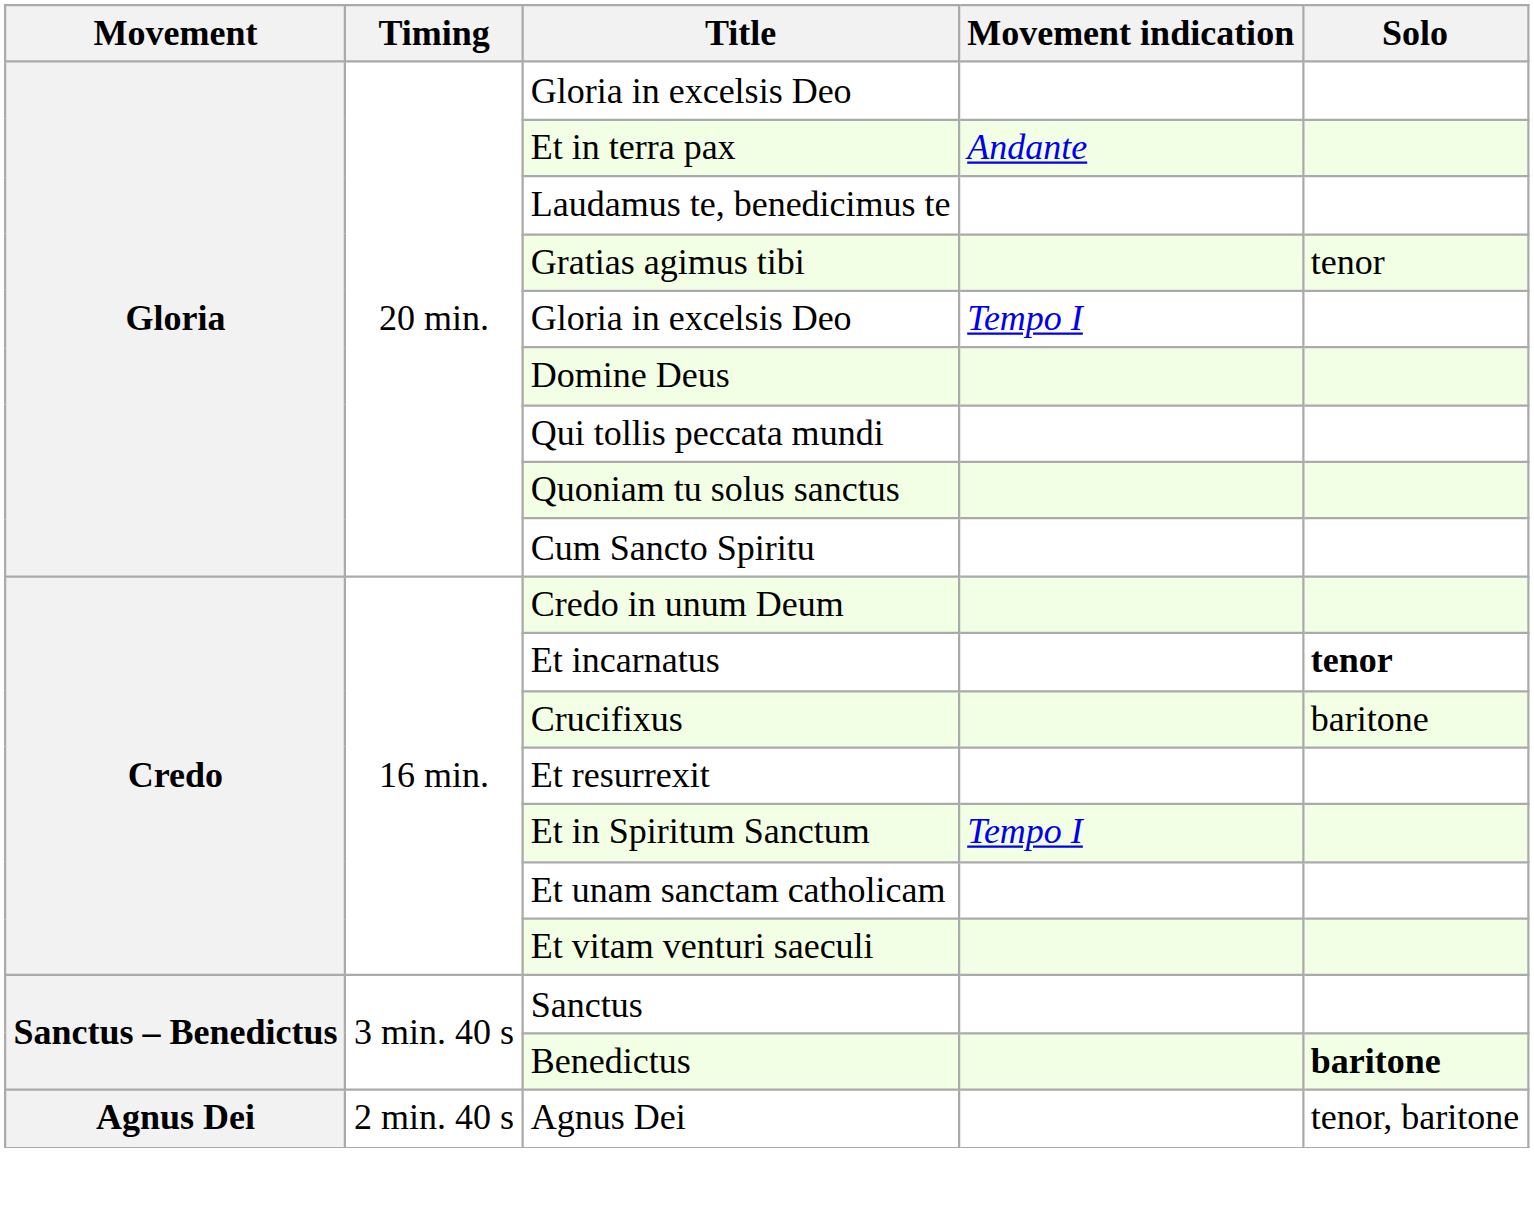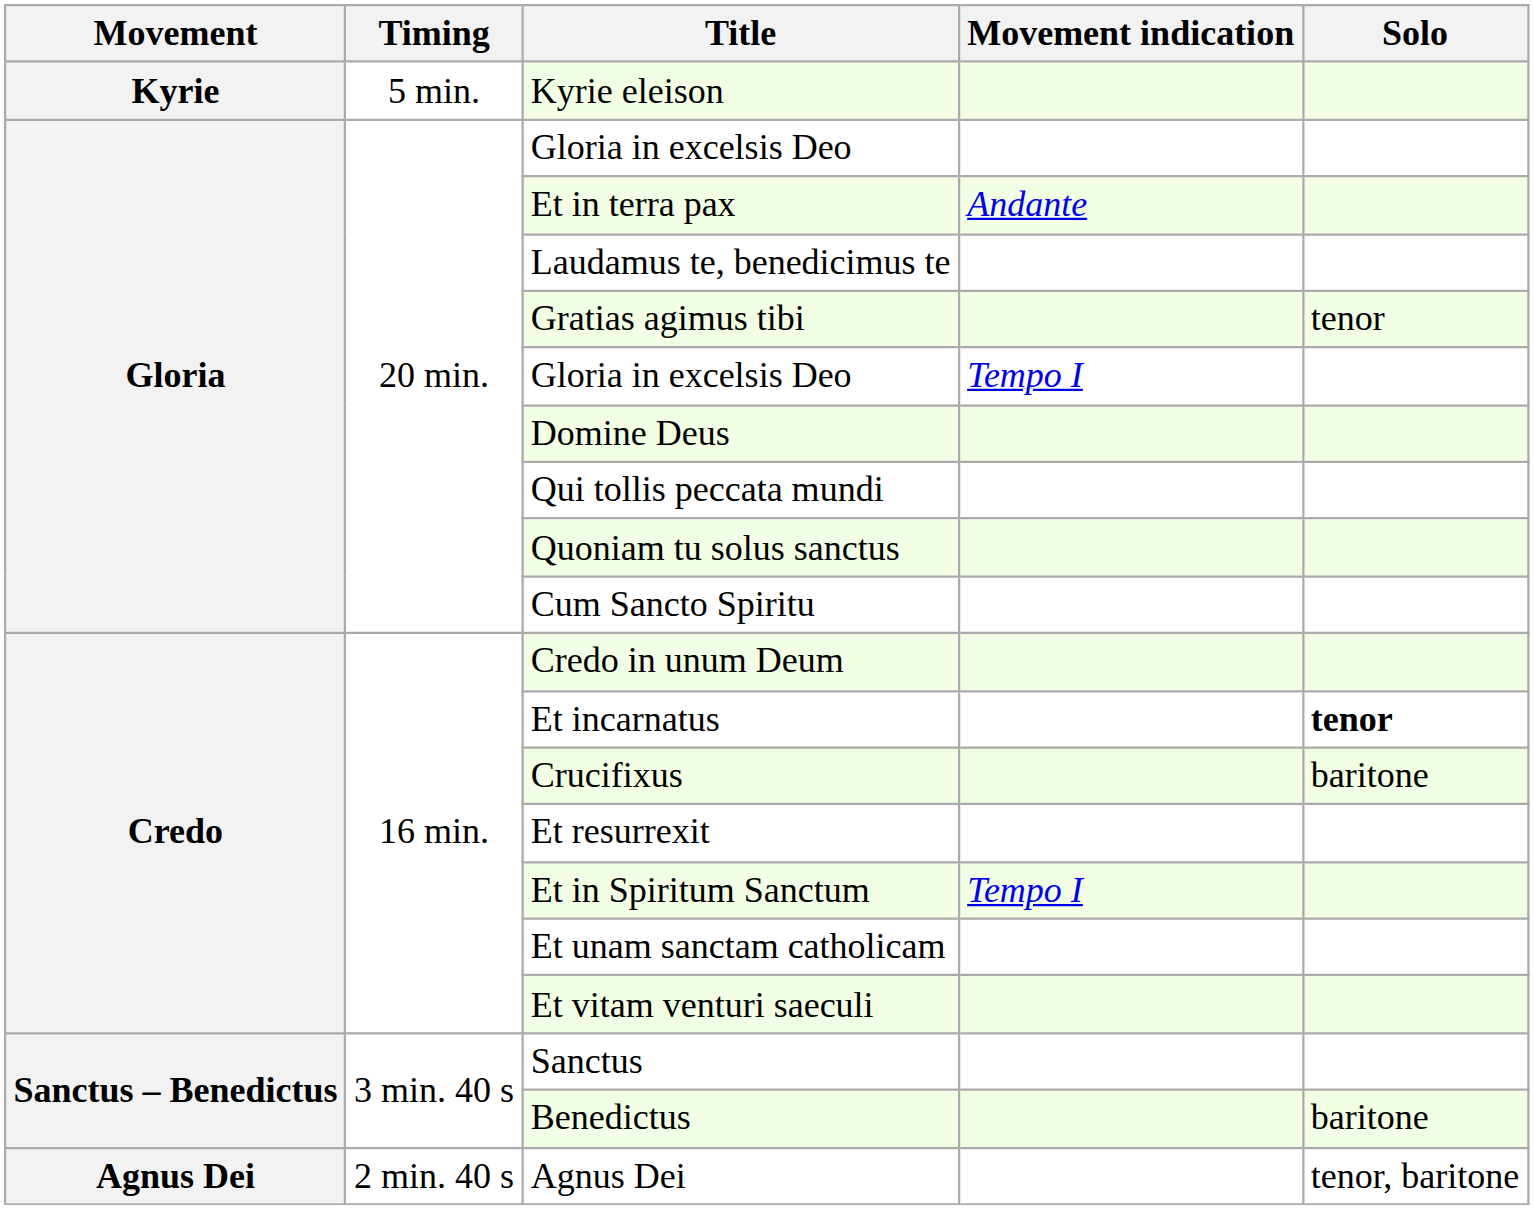+ row: (627, 90)
(1376, 1060) bold -> (1370, 1117) normal
